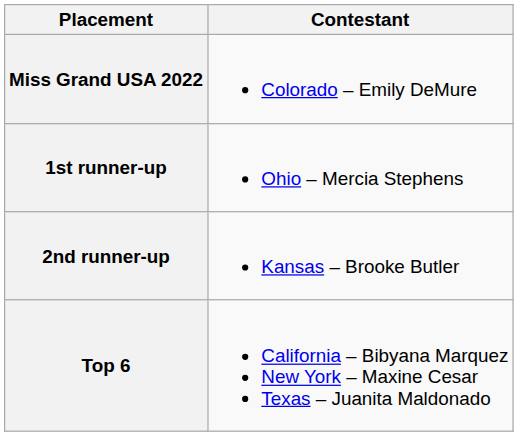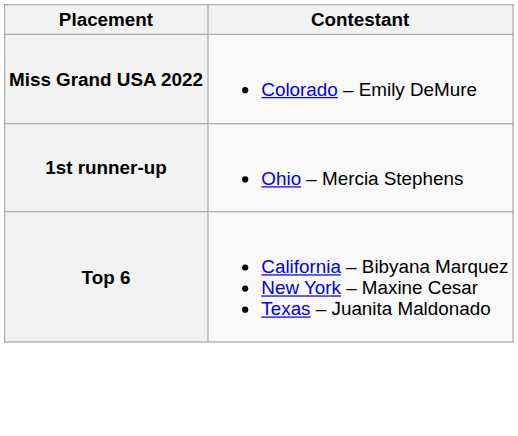- row: (106, 256)
